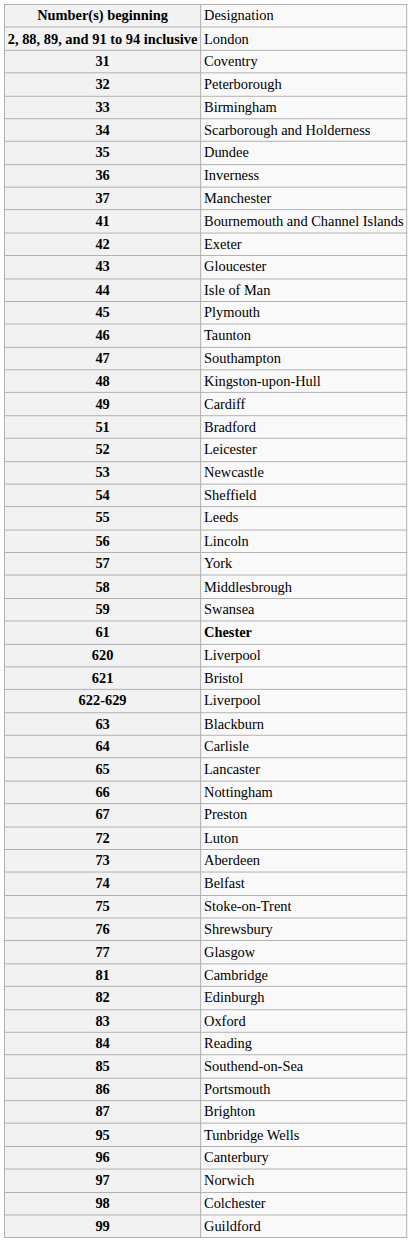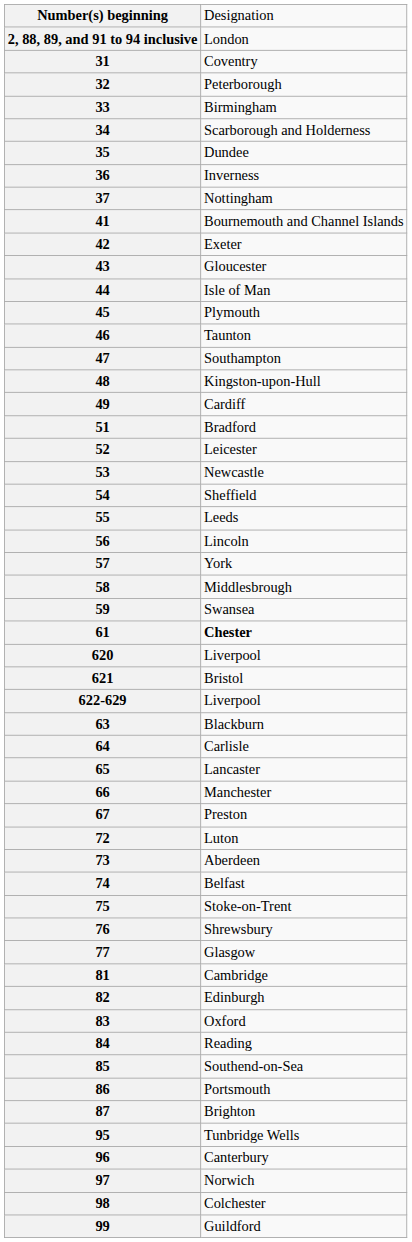(238, 198) Manchester -> (238, 198) Nottingham
(238, 792) Nottingham -> (238, 792) Manchester
